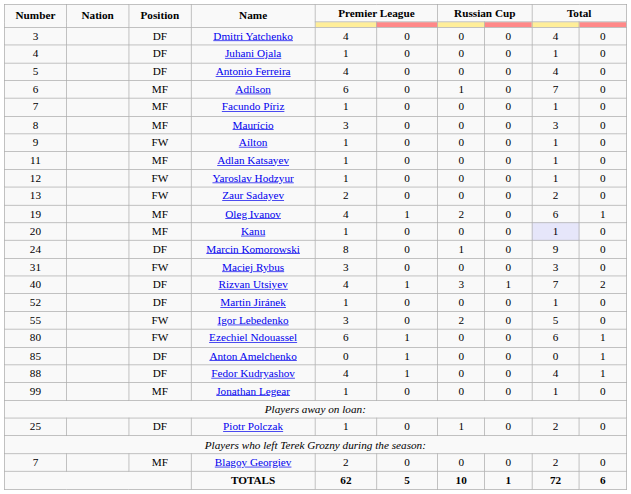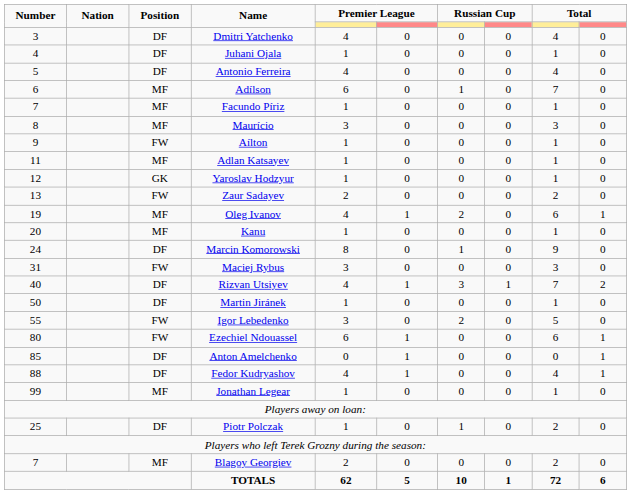(160, 178) FW -> (160, 178) GK
(556, 231) lavender background -> (556, 231) no background
(35, 302) 52 -> (35, 302) 50
